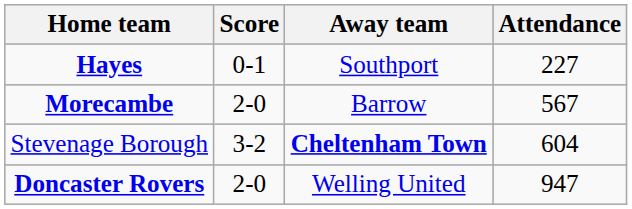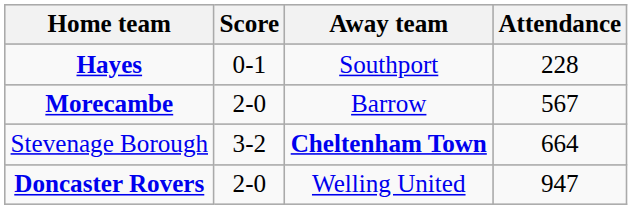(560, 64) 227 -> (560, 64) 228
(560, 143) 604 -> (560, 143) 664
